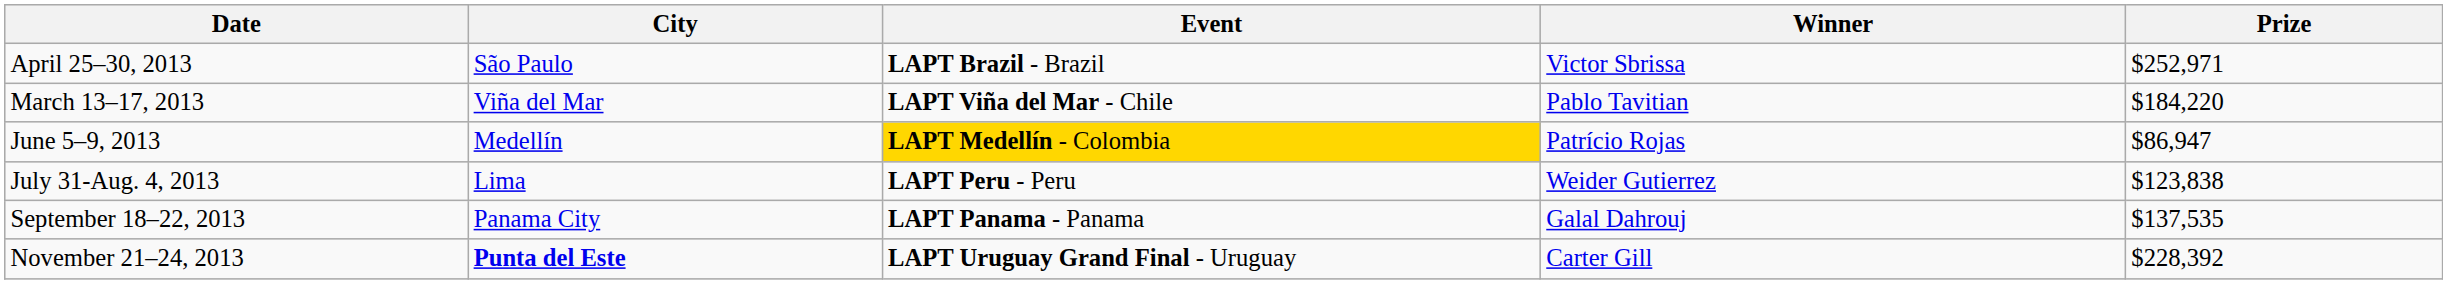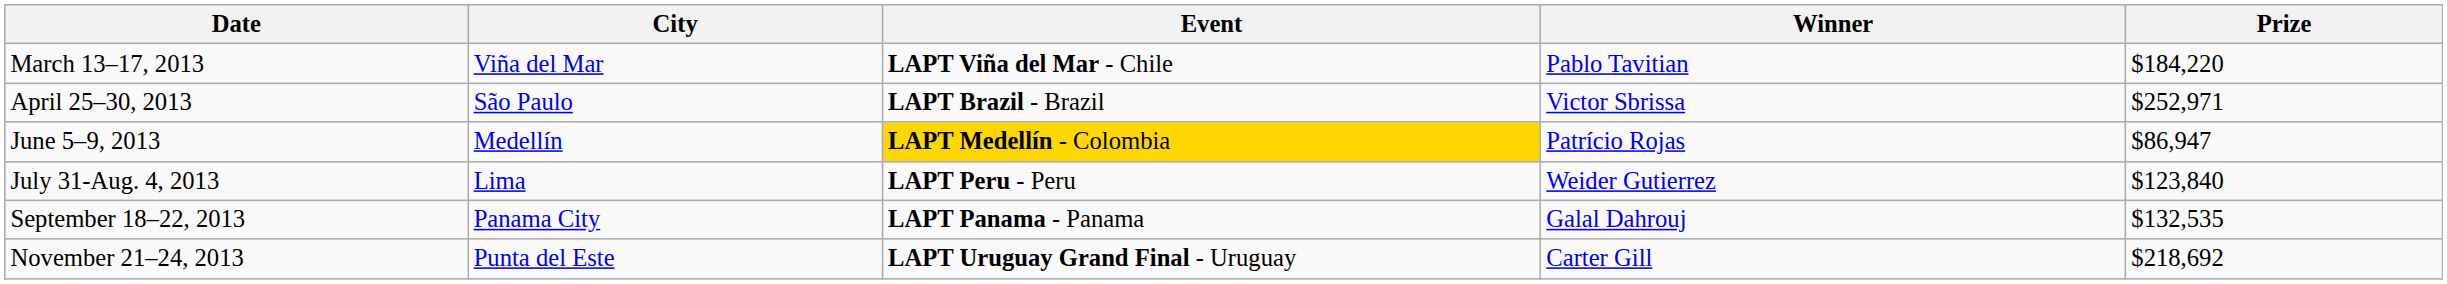rows swapped: (107, 102) <-> (101, 63)
(2178, 180) $123,838 -> (2178, 180) $123,840
(2178, 219) $137,535 -> (2178, 219) $132,535
(550, 258) bold -> (544, 258) normal
(2178, 258) $228,392 -> (2178, 258) $218,692
